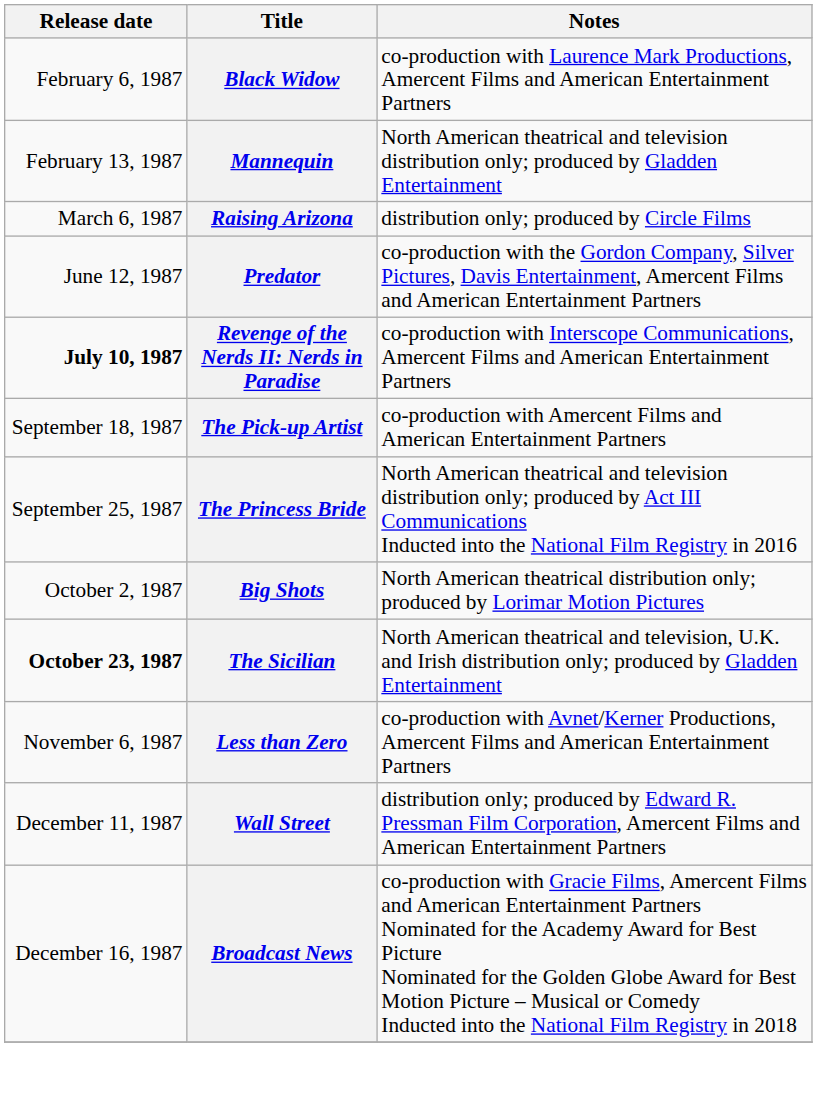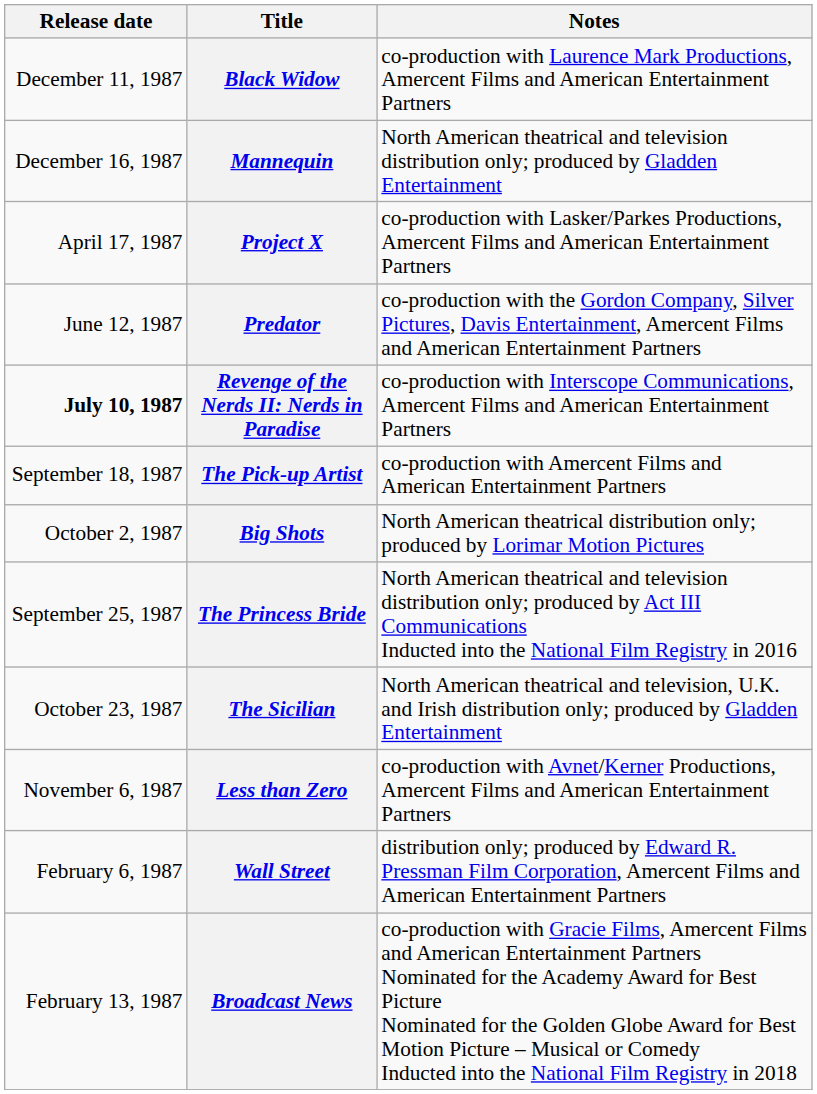(109, 79) February 6, 1987 -> (99, 79) December 11, 1987
(104, 160) February 13, 1987 -> (99, 160) December 16, 1987
- row: (282, 218)
+ row: (282, 242)
rows swapped: (282, 508) <-> (282, 590)
(106, 660) bold -> (108, 708) normal
(99, 823) December 11, 1987 -> (109, 871) February 6, 1987
(99, 953) December 16, 1987 -> (104, 1000) February 13, 1987
